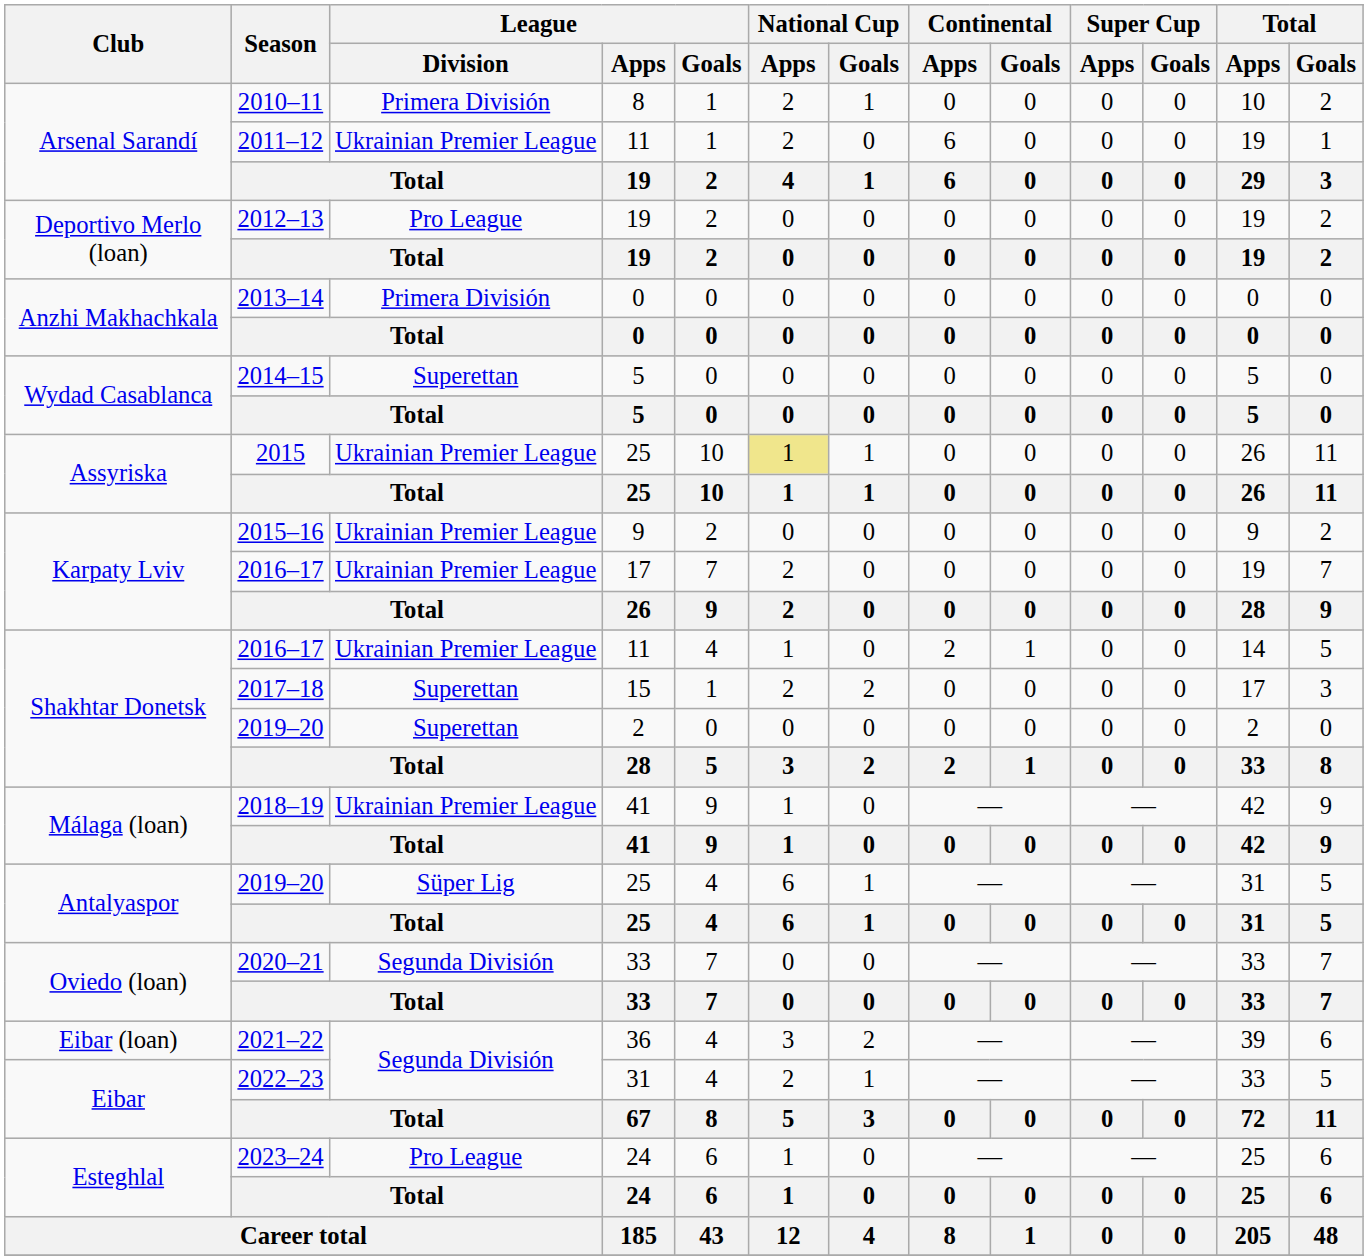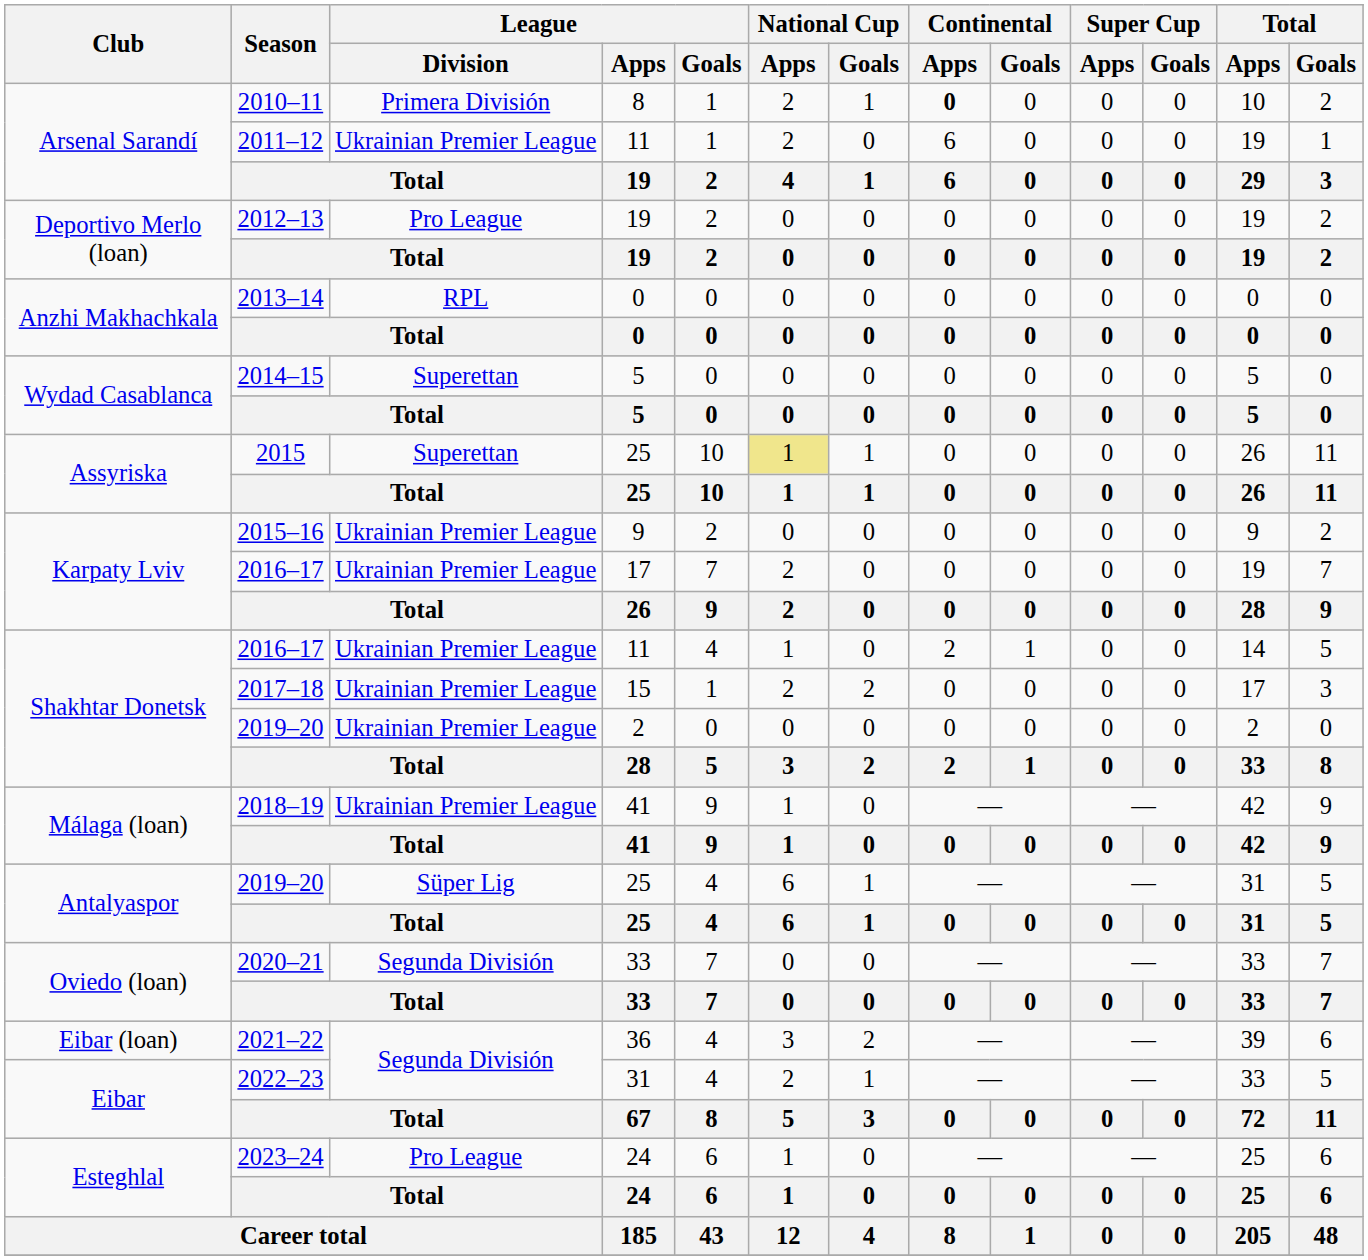(950, 102) normal -> (950, 102) bold
(466, 297) Primera División -> (466, 297) RPL
(466, 453) Ukrainian Premier League -> (466, 453) Superettan
(466, 688) Superettan -> (466, 688) Ukrainian Premier League
(466, 727) Superettan -> (466, 727) Ukrainian Premier League
